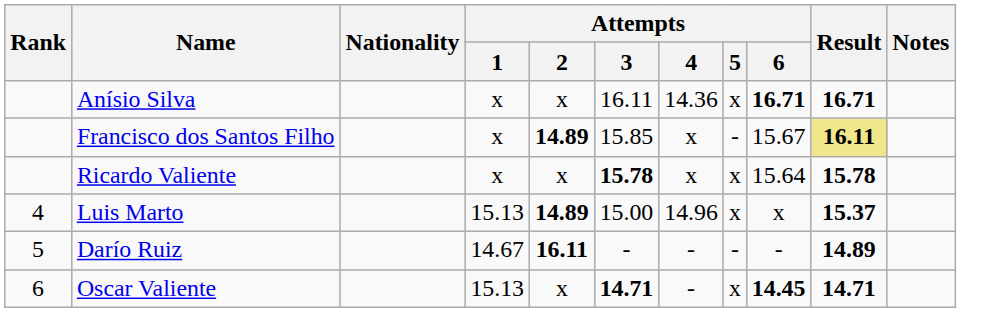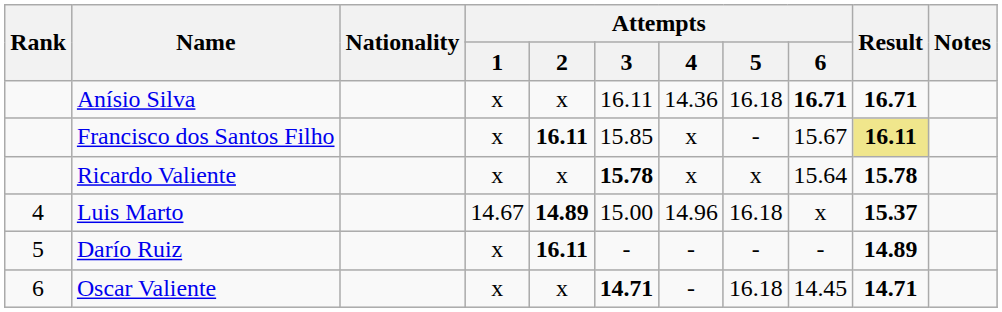(735, 99) x -> (756, 99) 16.18
(562, 136) 14.89 -> (562, 136) 16.11
(497, 212) 15.13 -> (497, 212) 14.67
(735, 212) x -> (756, 212) 16.18
(497, 250) 14.67 -> (497, 250) x
(497, 288) 15.13 -> (497, 288) x
(735, 288) x -> (756, 288) 16.18
(779, 288) bold -> (820, 288) normal
